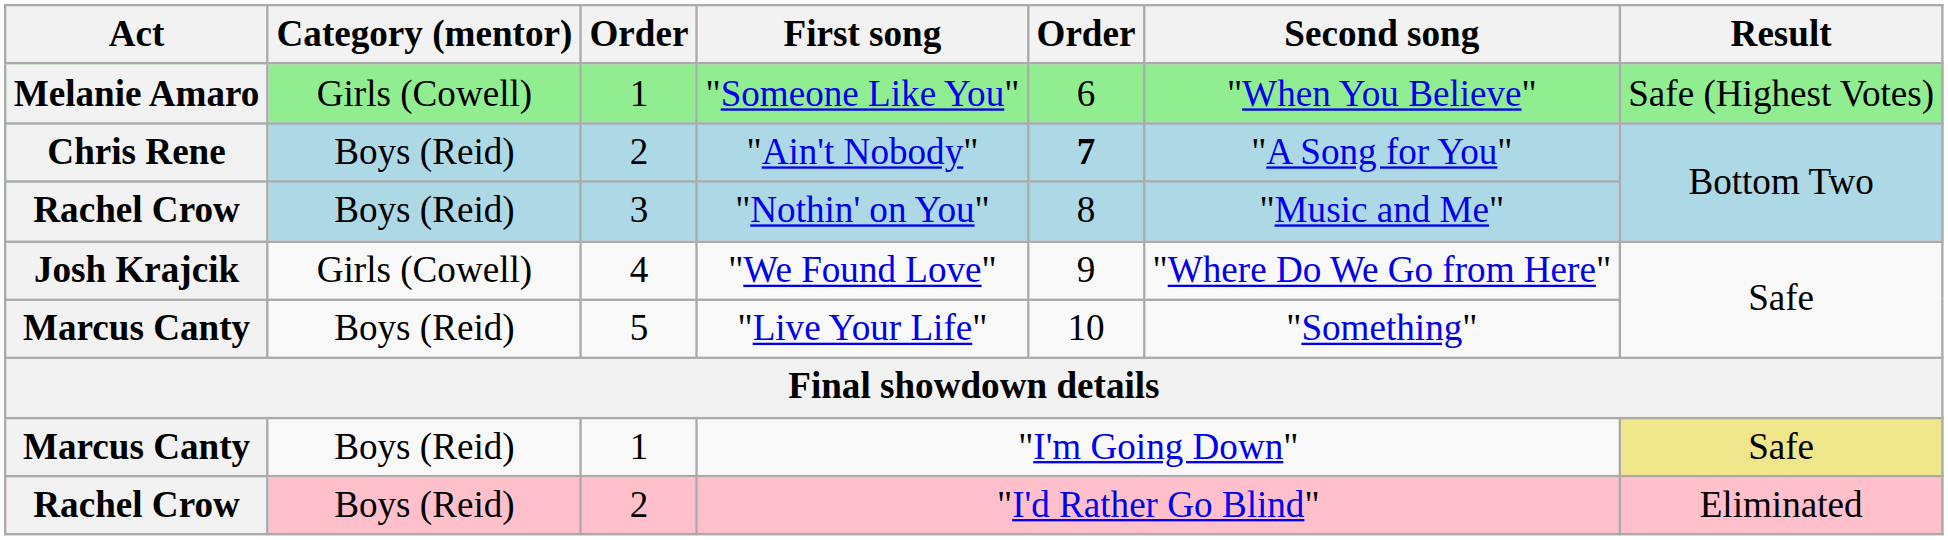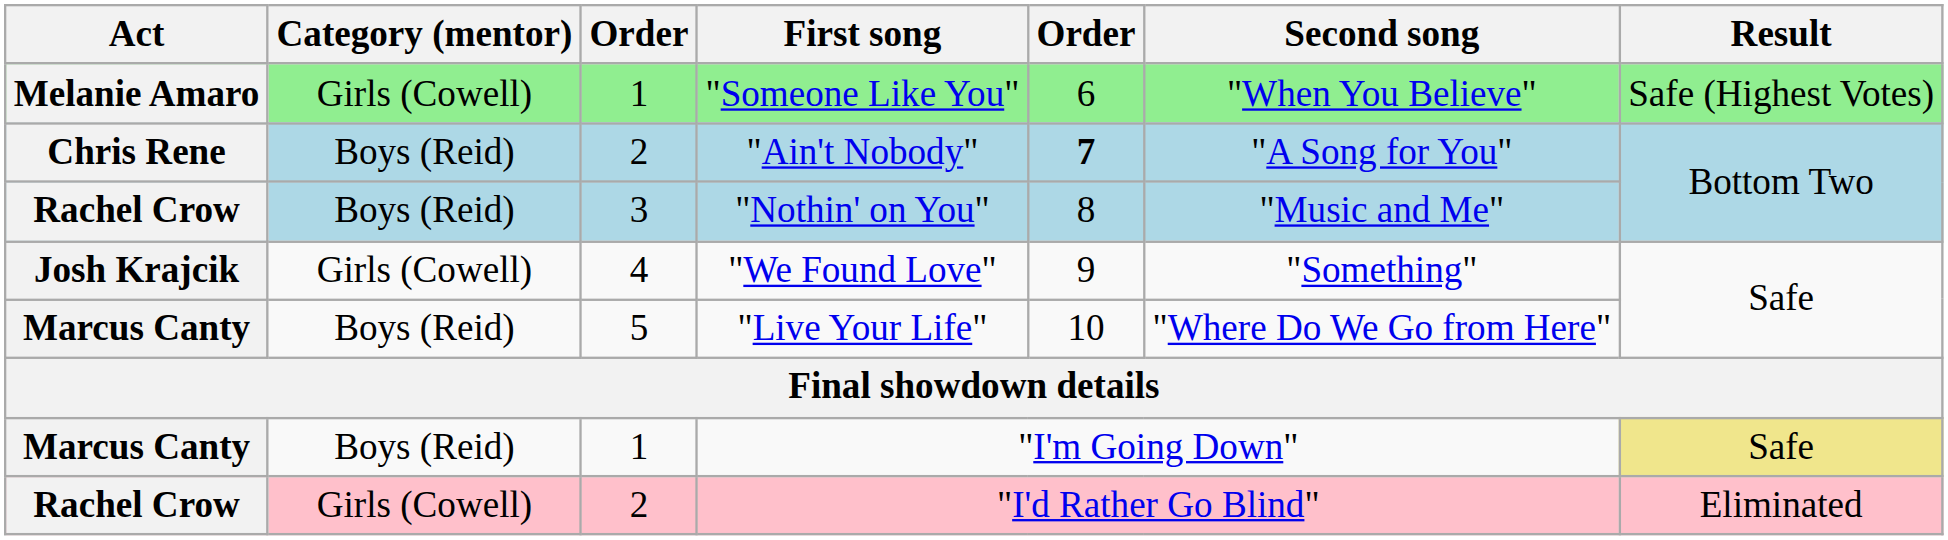(1382, 269) "Where Do We Go from Here" -> (1382, 269) "Something"
(1382, 328) "Something" -> (1382, 328) "Where Do We Go from Here"
(424, 504) Boys (Reid) -> (424, 504) Girls (Cowell)
